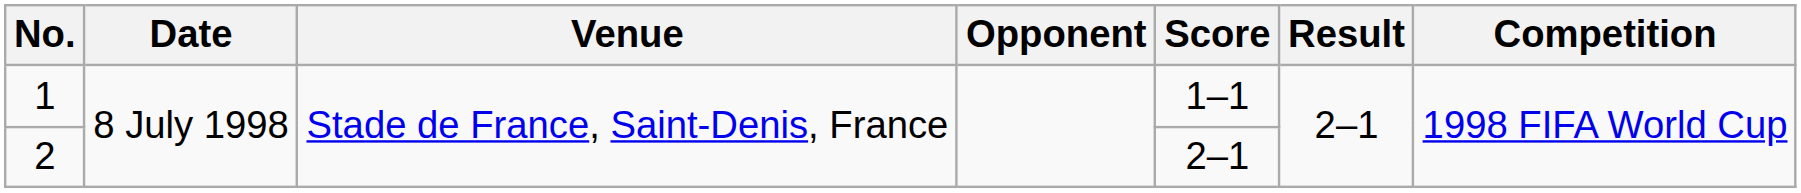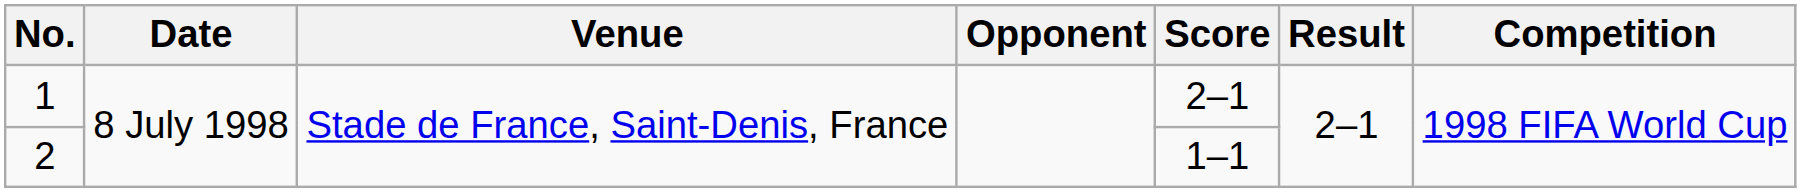(1217, 95) 1–1 -> (1217, 95) 2–1
(1217, 156) 2–1 -> (1217, 156) 1–1
